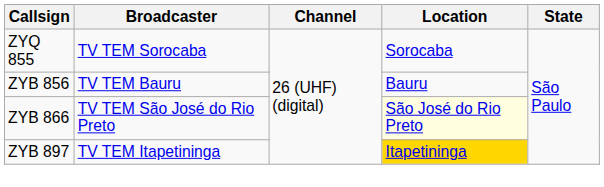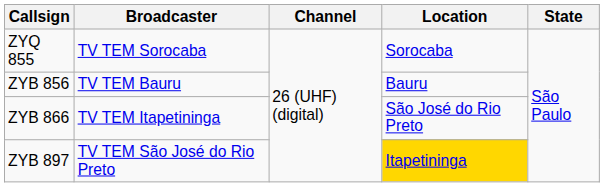(166, 117) TV TEM São José do Rio Preto -> (149, 117) TV TEM Itapetininga
(443, 117) lightyellow background -> (443, 117) no background
(149, 151) TV TEM Itapetininga -> (166, 160) TV TEM São José do Rio Preto
